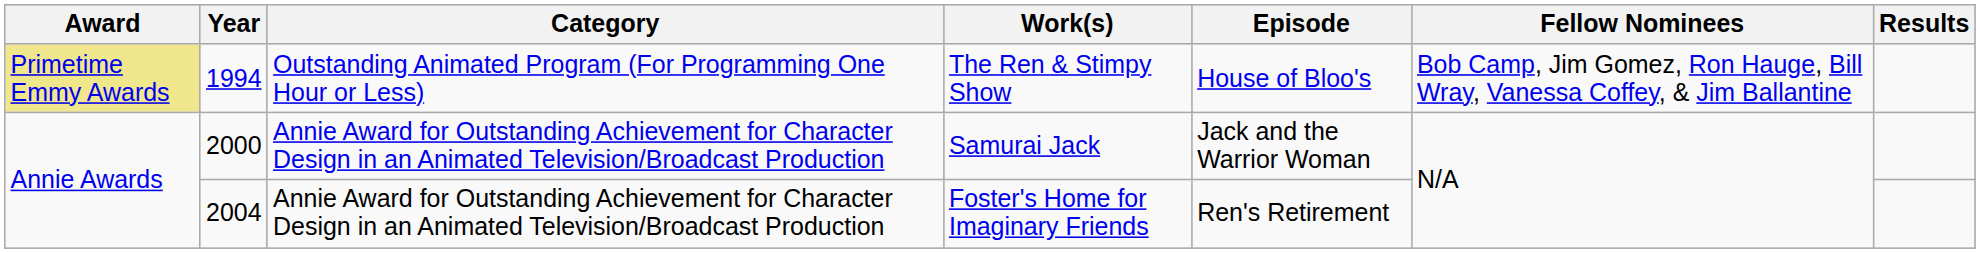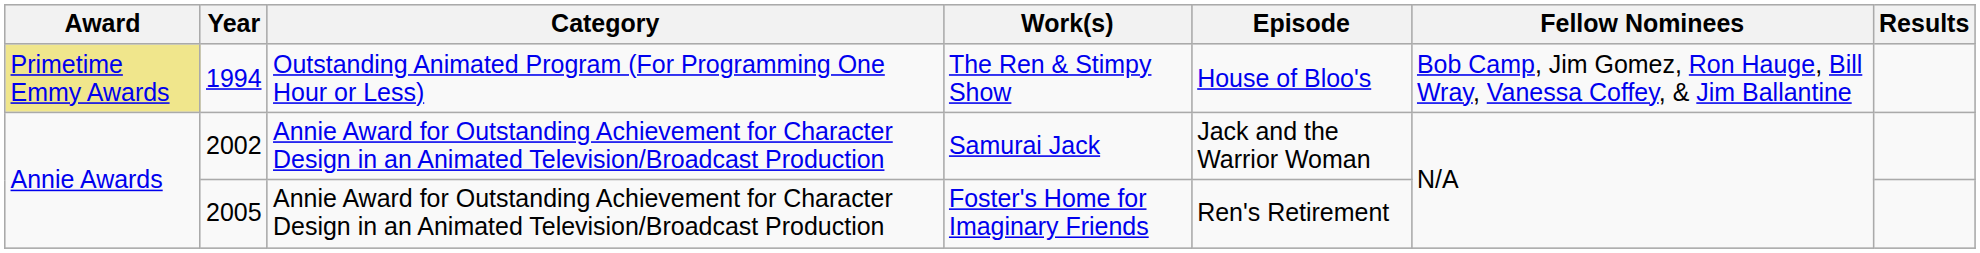(234, 145) 2000 -> (234, 145) 2002
(234, 213) 2004 -> (234, 213) 2005
